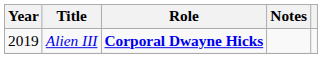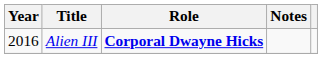(23, 41) 2019 -> (23, 41) 2016
